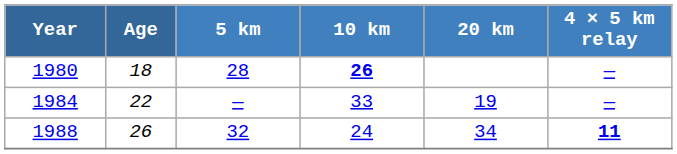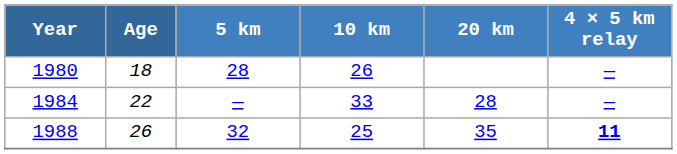(362, 72) bold -> (362, 72) normal
(486, 103) 19 -> (486, 103) 28
(362, 133) 24 -> (362, 133) 25
(486, 133) 34 -> (486, 133) 35
